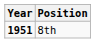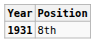(20, 30) 1951 -> (20, 30) 1931
